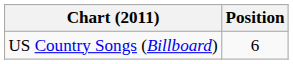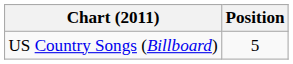(255, 45) 6 -> (255, 45) 5
